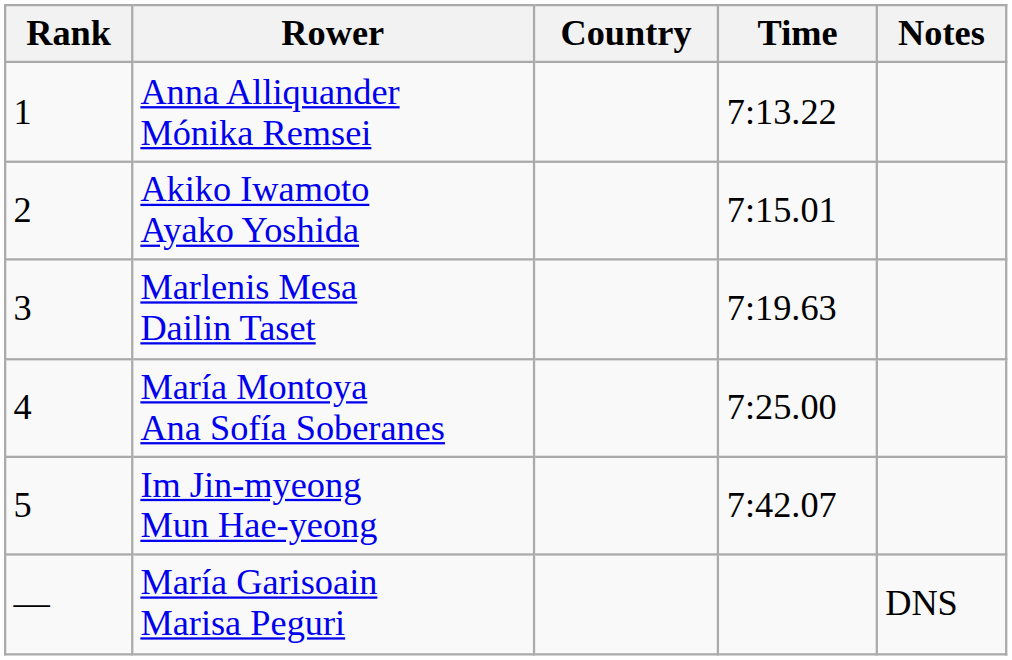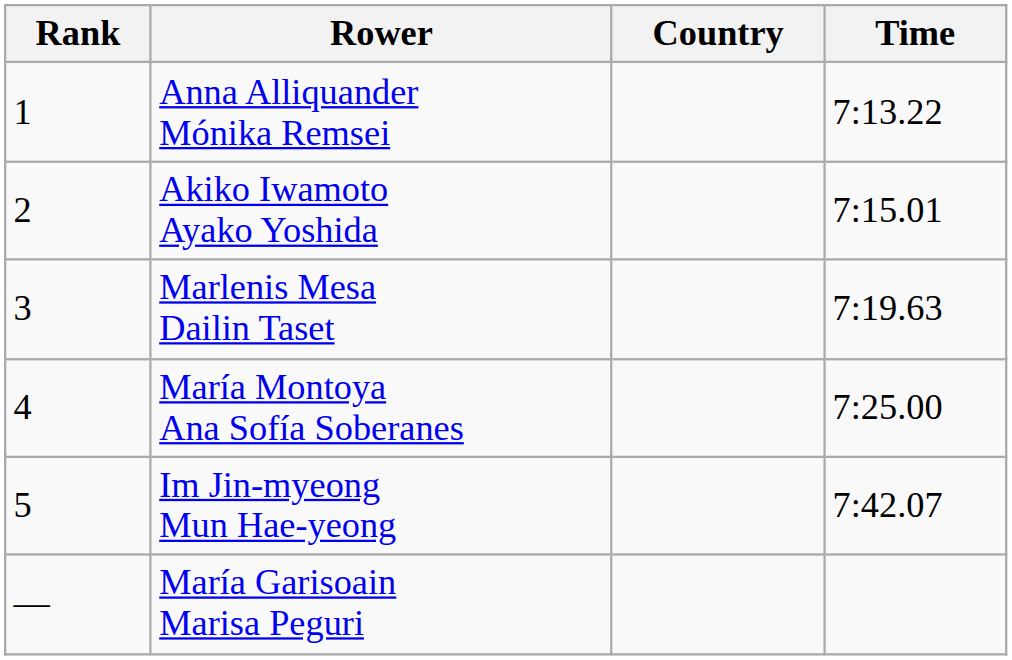- column: (941, 33)
